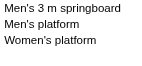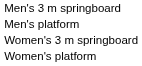+ row: (71, 40)
